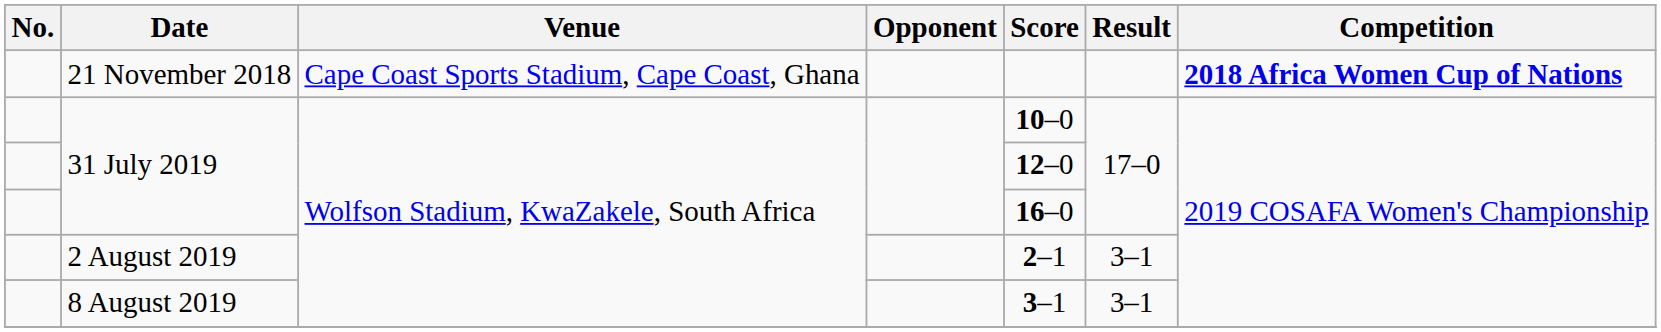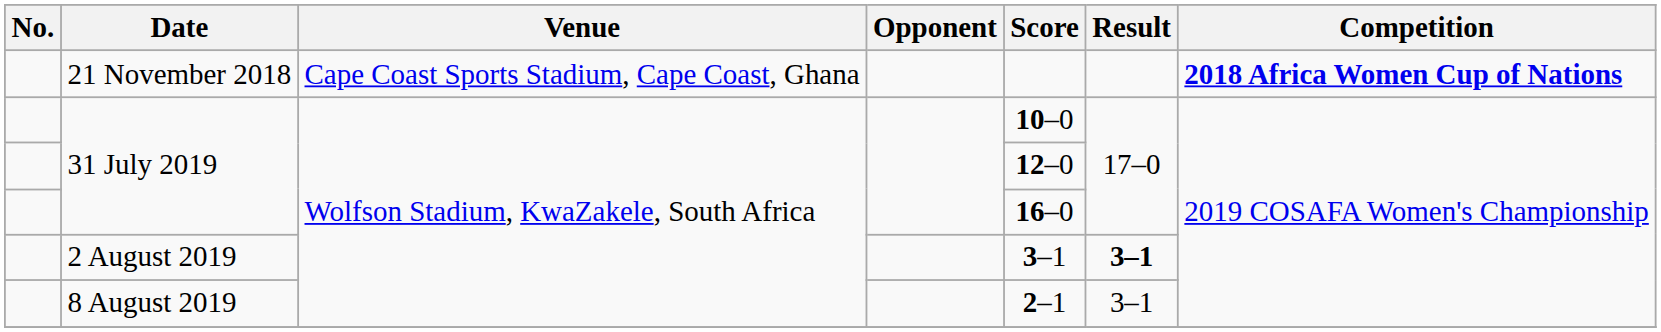(1044, 257) 2–1 -> (1044, 257) 3–1
(1132, 257) normal -> (1132, 257) bold
(1044, 303) 3–1 -> (1044, 303) 2–1
